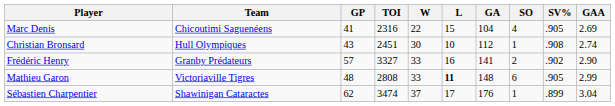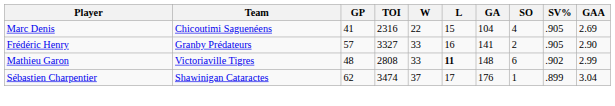- row: (46, 45)
(554, 61) .902 -> (554, 45) .905
(554, 77) .905 -> (554, 61) .902
